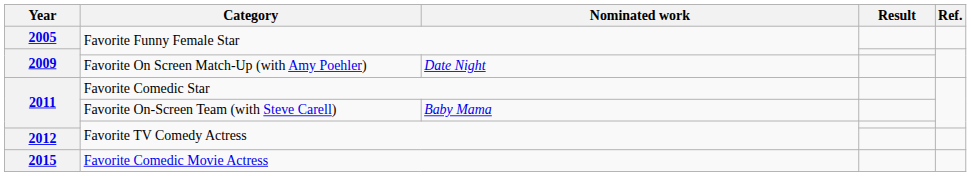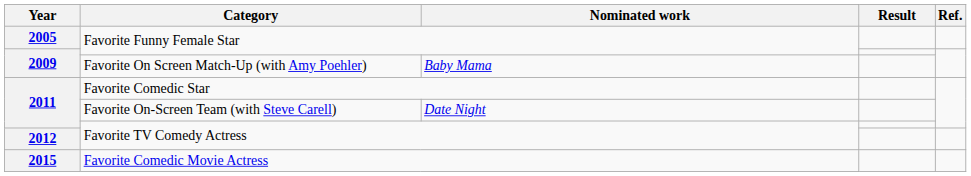(455, 66) Date Night -> (458, 66) Baby Mama
(458, 110) Baby Mama -> (455, 110) Date Night
